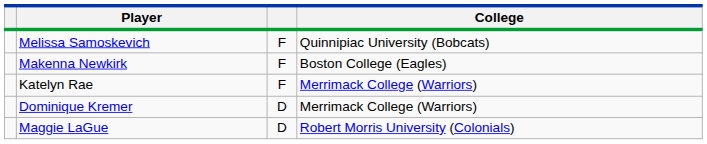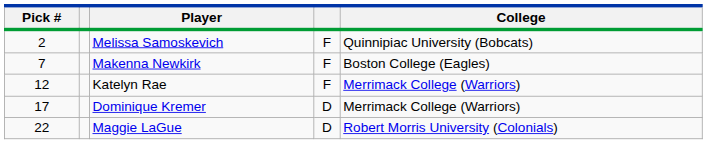+ column: (42, 17)
